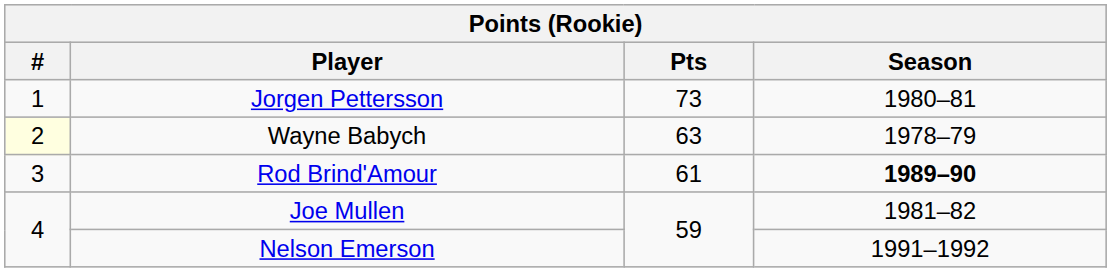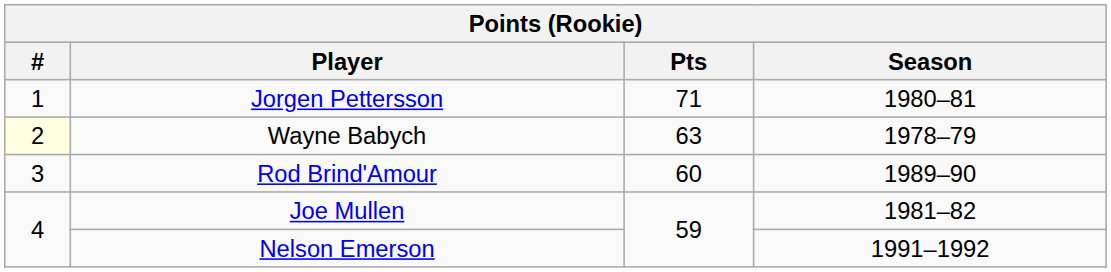(689, 99) 73 -> (689, 99) 71
(689, 174) 61 -> (689, 174) 60
(930, 174) bold -> (930, 174) normal
